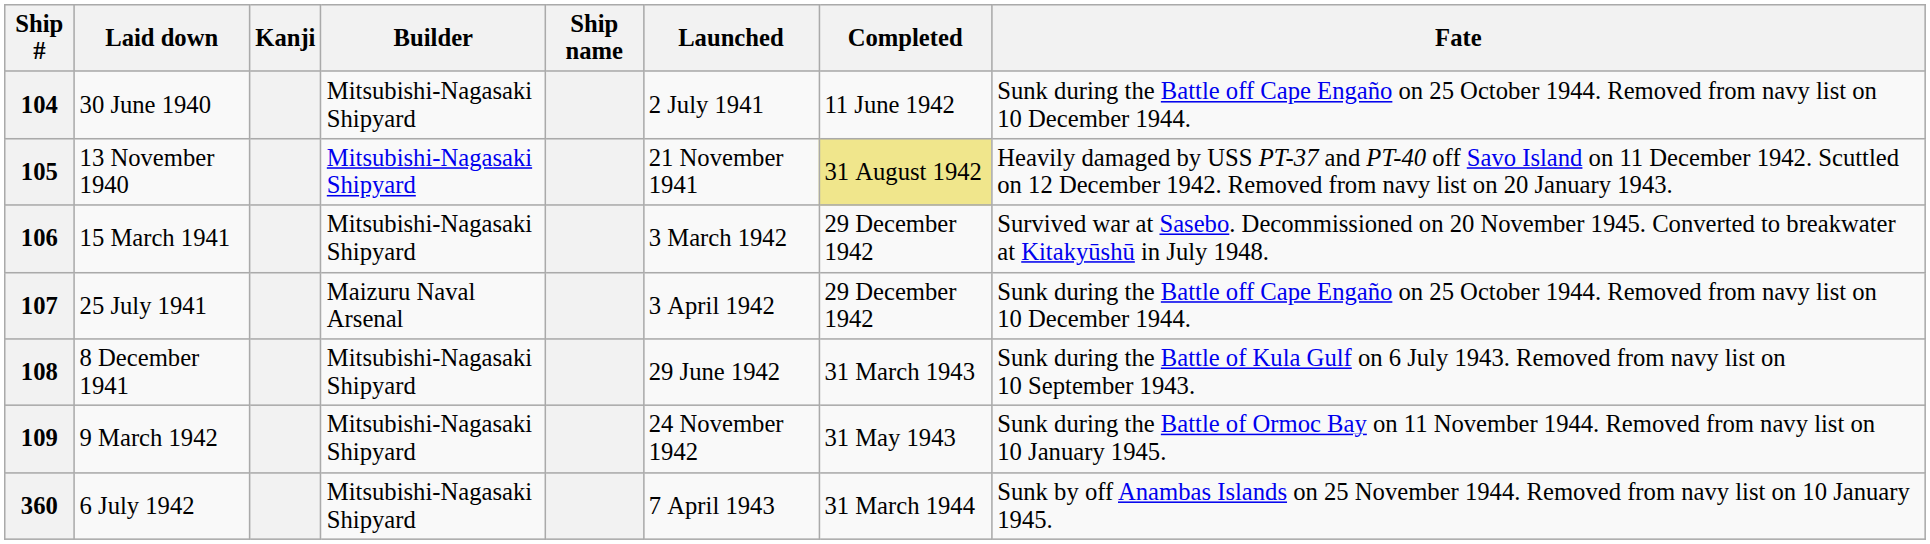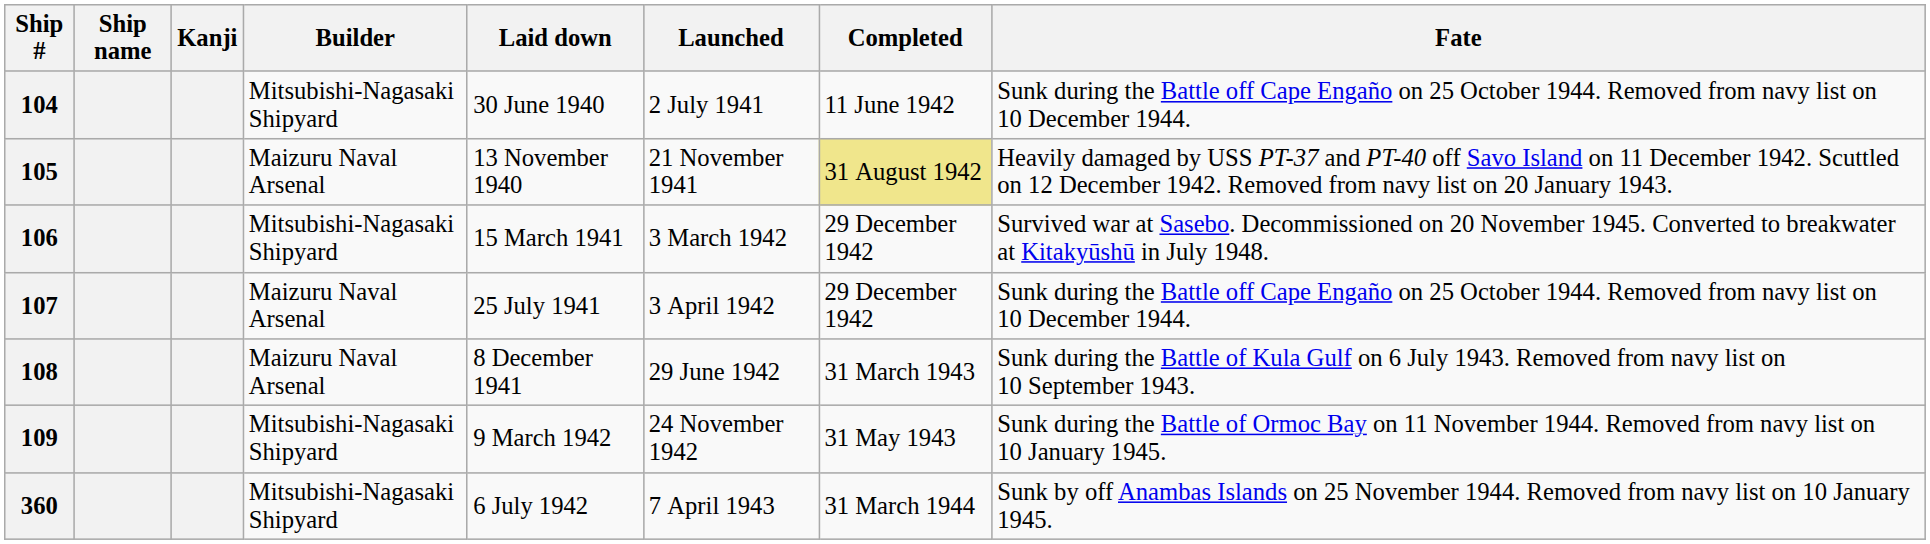columns swapped: (594, 37) <-> (162, 37)
(429, 171) Mitsubishi-Nagasaki Shipyard -> (323, 171) Maizuru Naval Arsenal
(429, 371) Mitsubishi-Nagasaki Shipyard -> (323, 371) Maizuru Naval Arsenal
